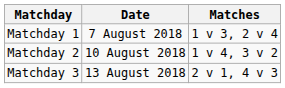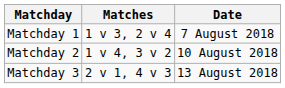columns swapped: (135, 14) <-> (235, 14)
